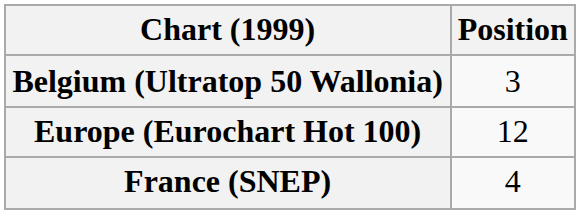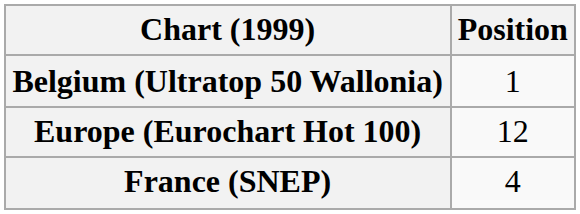(513, 80) 3 -> (513, 80) 1
